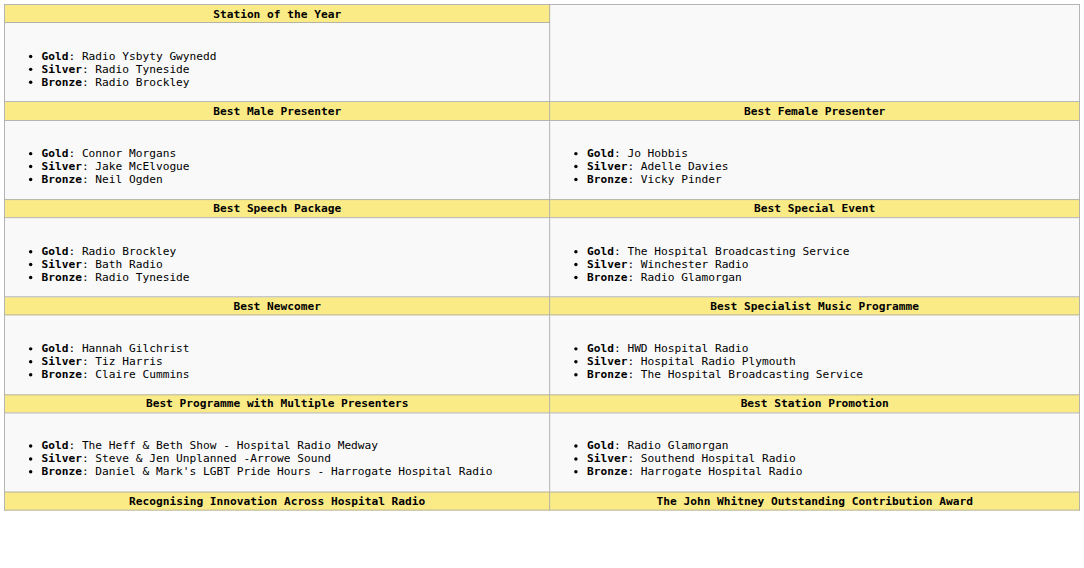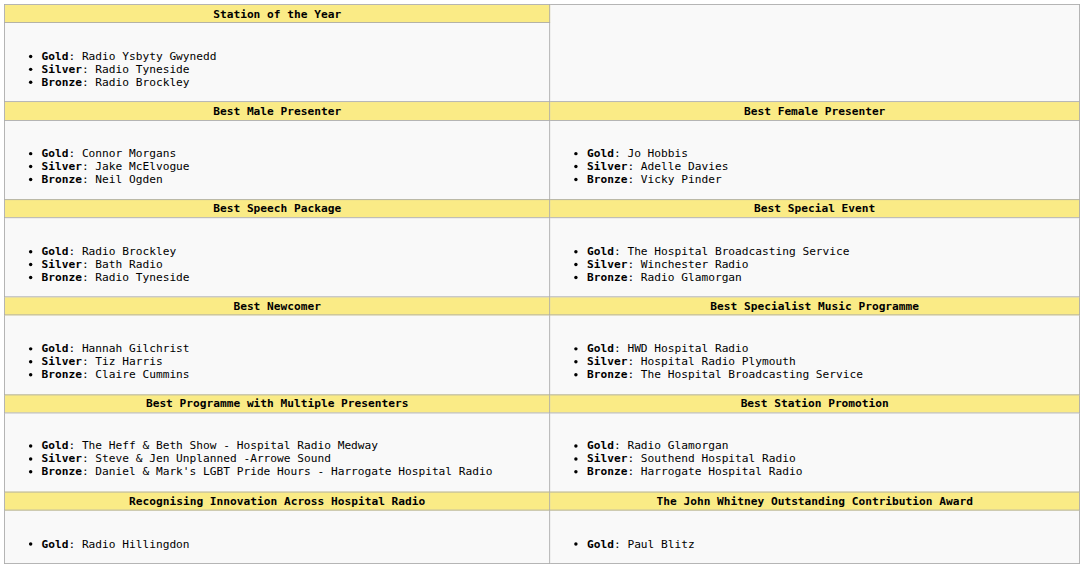+ row: (277, 543)
